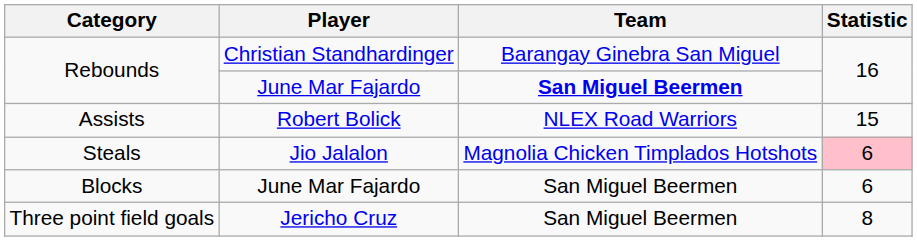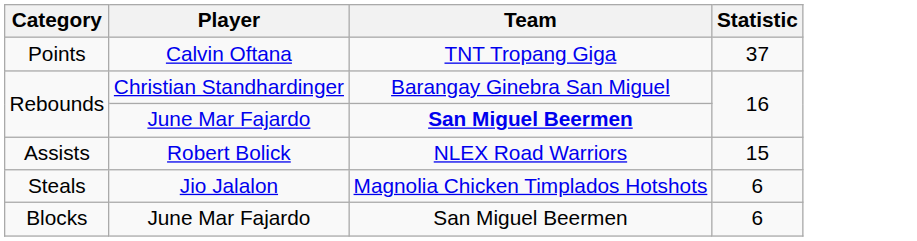+ row: (57, 53)
(867, 152) pink background -> (757, 185) no background
- row: (112, 218)
